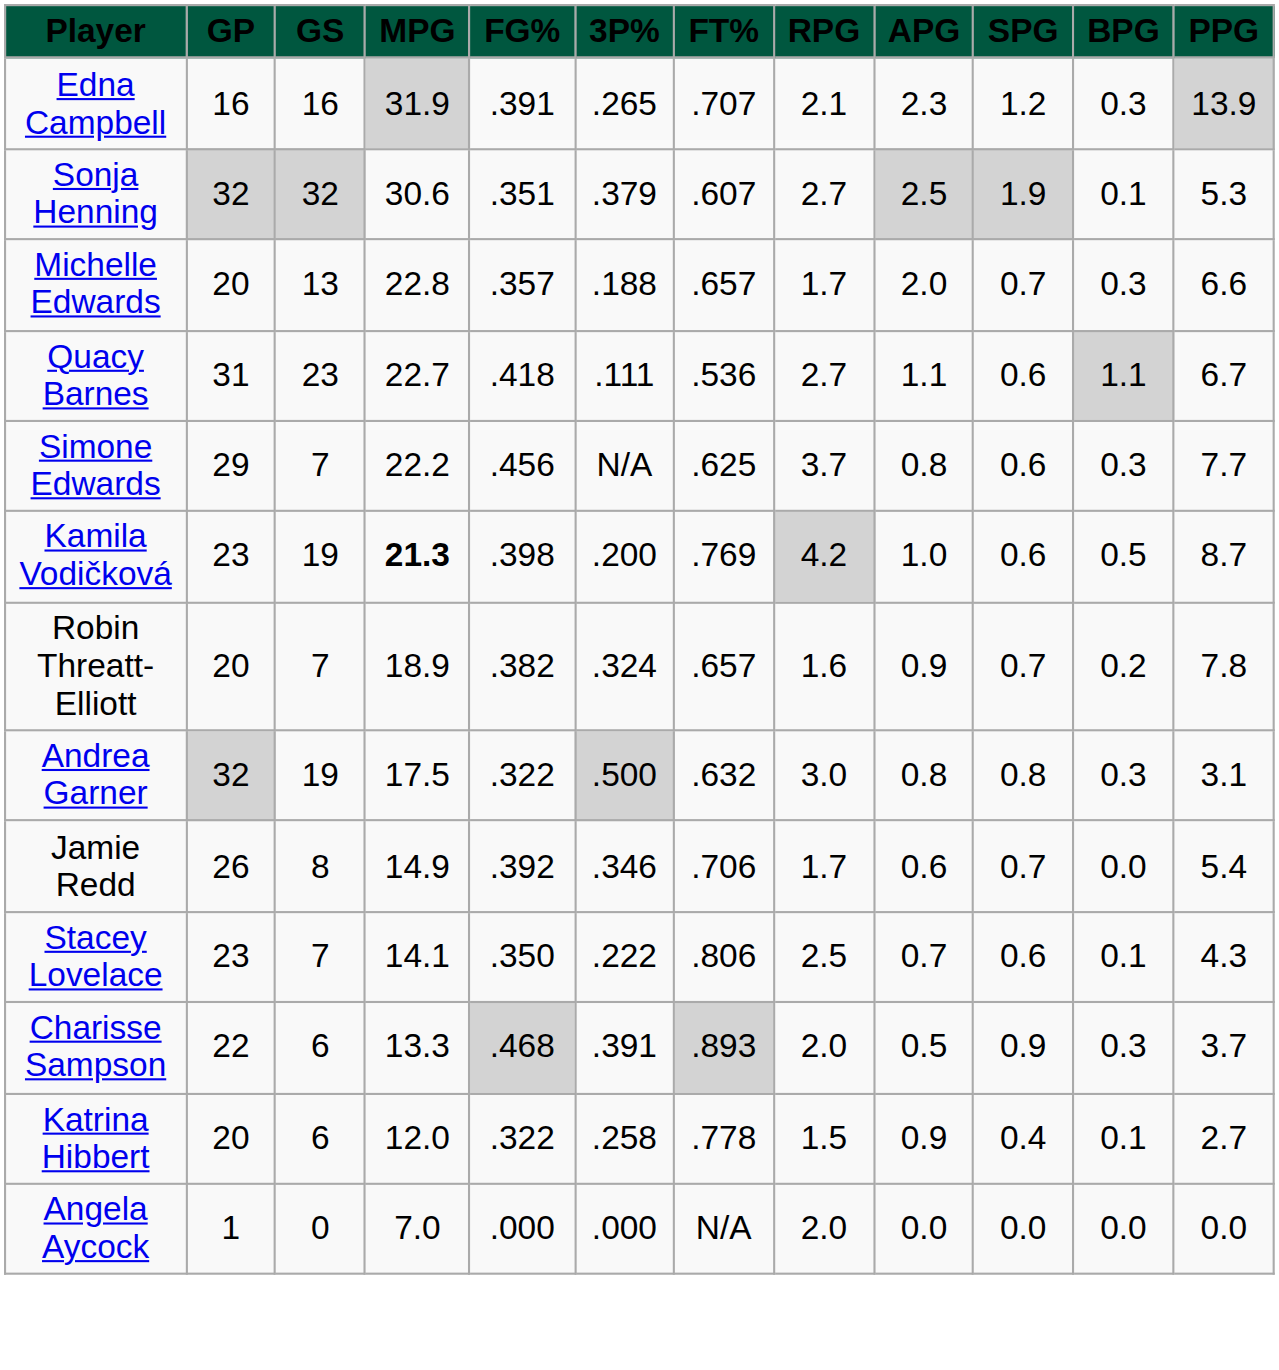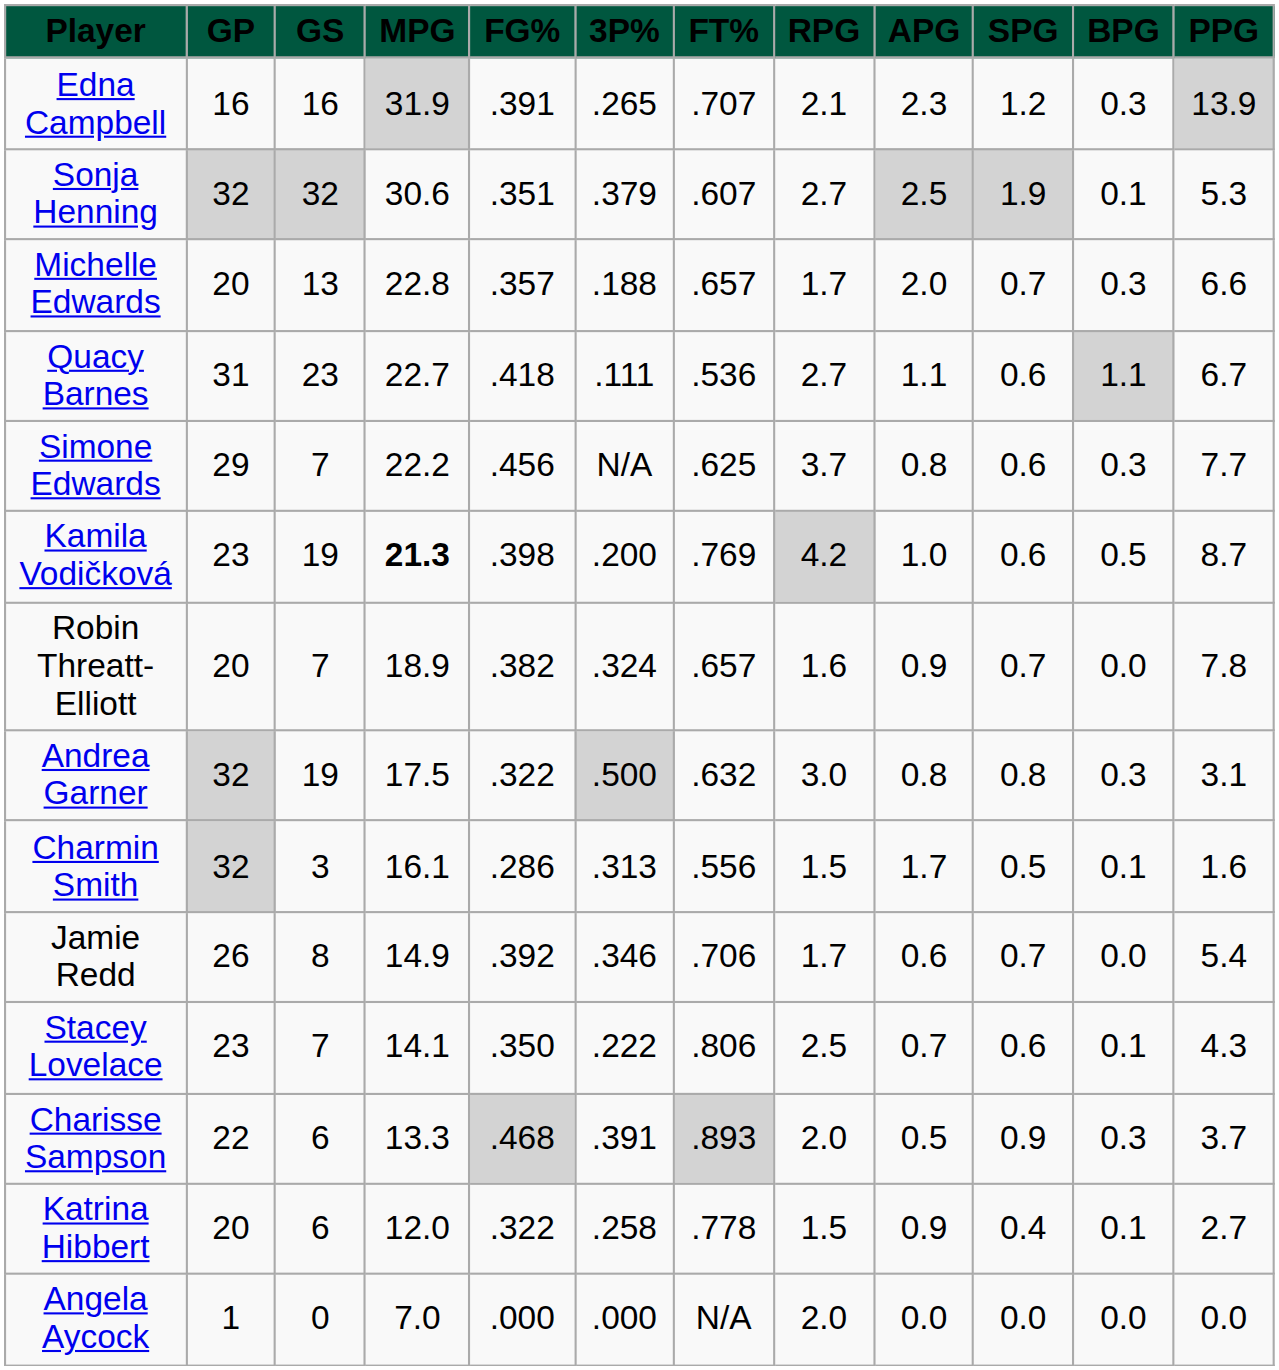(1123, 665) 0.2 -> (1123, 665) 0.0
+ row: (96, 865)
